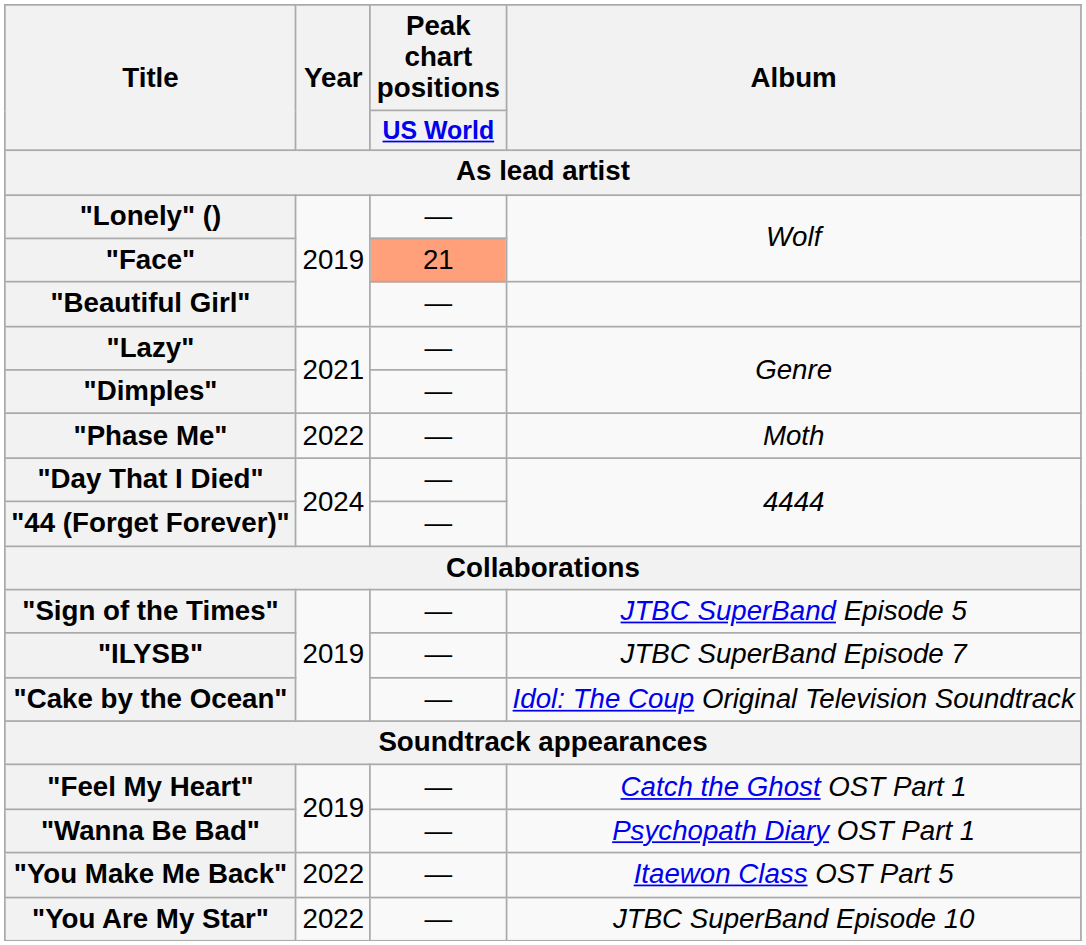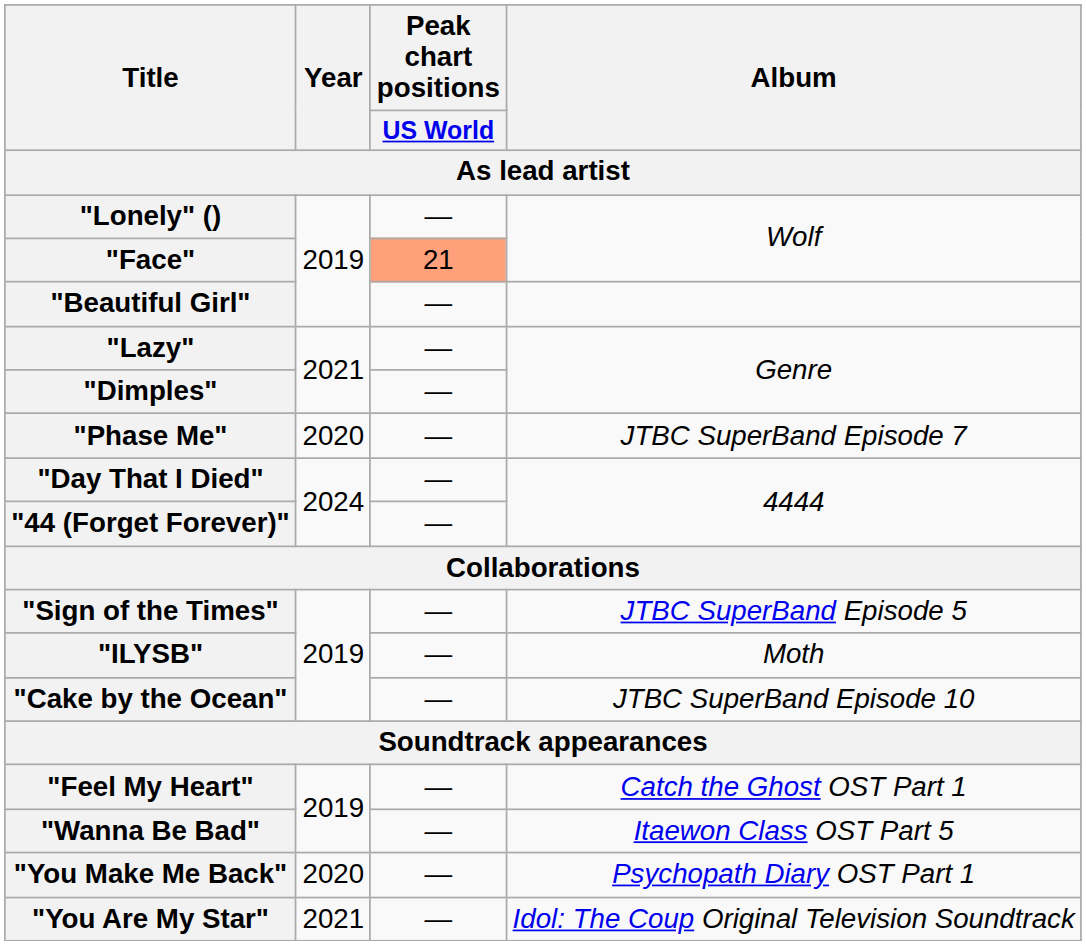(333, 435) 2022 -> (333, 435) 2020
(794, 435) Moth -> (794, 435) JTBC SuperBand Episode 7
(794, 654) JTBC SuperBand Episode 7 -> (794, 654) Moth
(794, 698) Idol: The Coup Original Television Soundtrack -> (794, 698) JTBC SuperBand Episode 10
(794, 830) Psychopath Diary OST Part 1 -> (794, 830) Itaewon Class OST Part 5
(333, 874) 2022 -> (333, 874) 2020
(794, 874) Itaewon Class OST Part 5 -> (794, 874) Psychopath Diary OST Part 1
(333, 918) 2022 -> (333, 918) 2021
(794, 918) JTBC SuperBand Episode 10 -> (794, 918) Idol: The Coup Original Television Soundtrack
